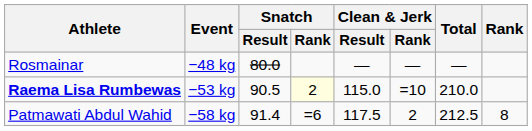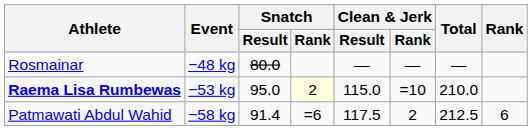(265, 90) 90.5 -> (265, 90) 95.0
(504, 114) 8 -> (504, 114) 6
